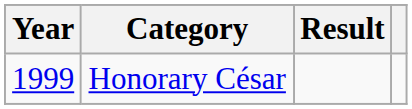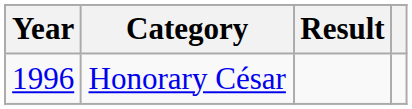(43, 78) 1999 -> (43, 78) 1996
